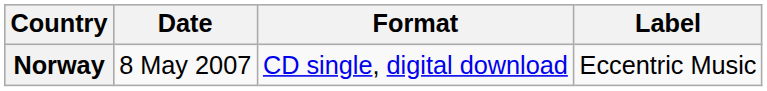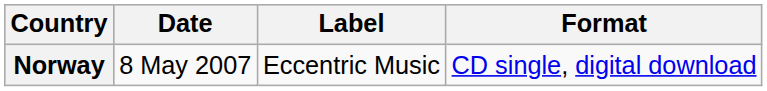columns swapped: (415, 24) <-> (668, 24)
